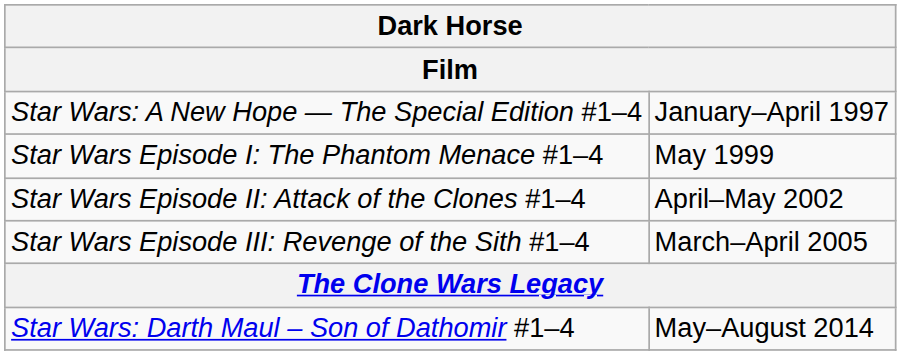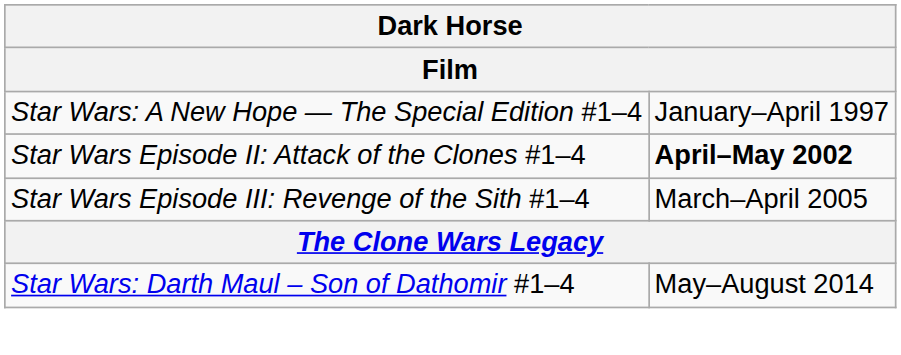- row: (307, 155)
(749, 198) normal -> (754, 155) bold
